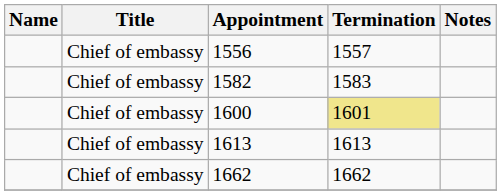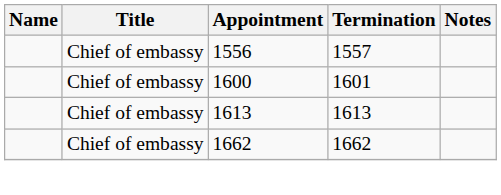- row: (232, 81)
(352, 112) khaki background -> (352, 81) no background
